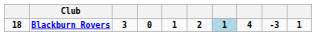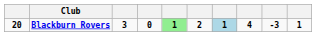(17, 25) 18 -> (17, 25) 20
(174, 25) no background -> (174, 25) lightgreen background
